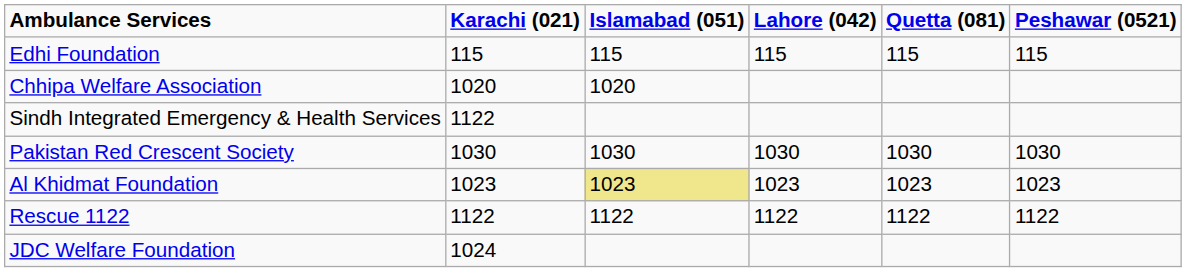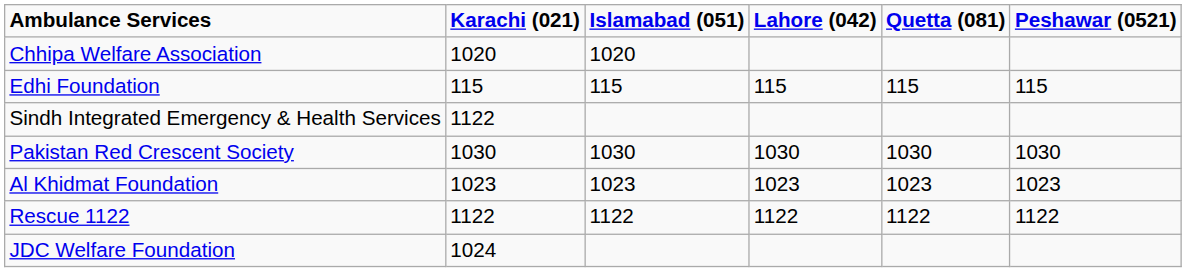rows swapped: (85, 53) <-> (135, 86)
(612, 184) khaki background -> (612, 184) no background
